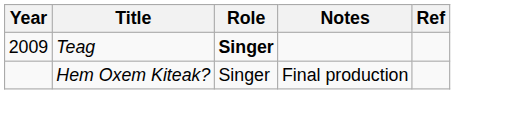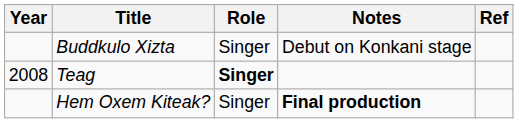+ row: (116, 46)
(28, 46) 2009 -> (28, 74) 2008
(345, 74) normal -> (352, 103) bold
